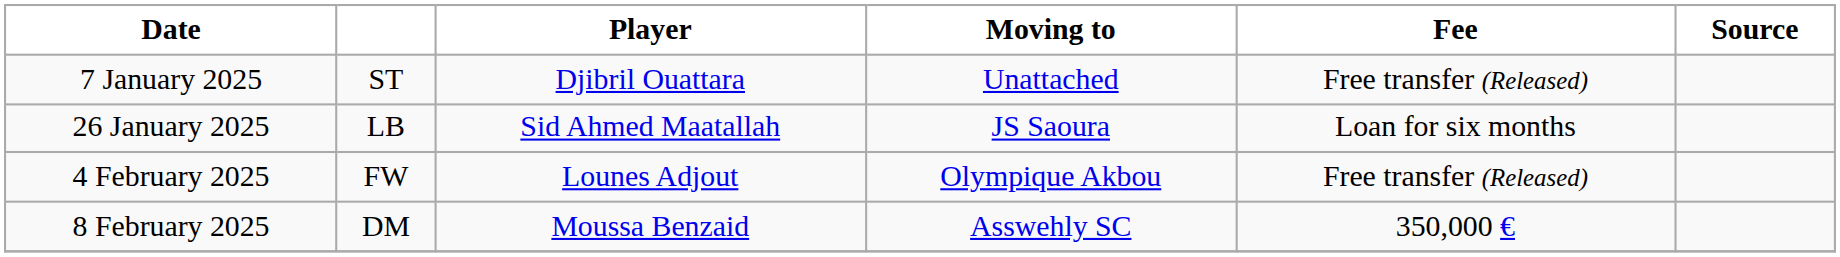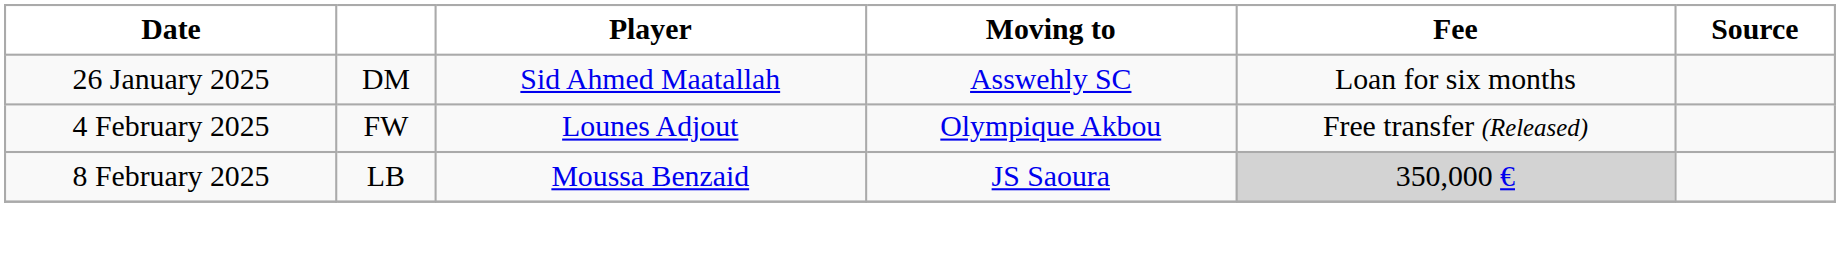- row: (171, 78)
(386, 127) LB -> (386, 78) DM
(1051, 127) JS Saoura -> (1051, 78) Asswehly SC
(386, 226) DM -> (386, 176) LB
(1051, 226) Asswehly SC -> (1051, 176) JS Saoura
(1455, 226) no background -> (1455, 176) lightgrey background
